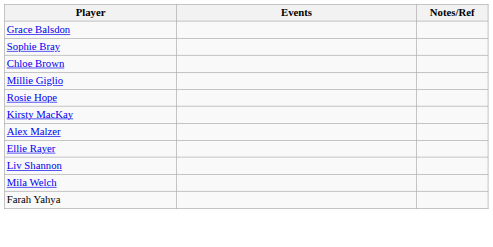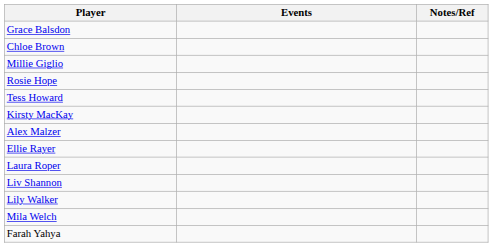- row: (33, 47)
+ row: (35, 98)
+ row: (34, 166)
+ row: (32, 200)
